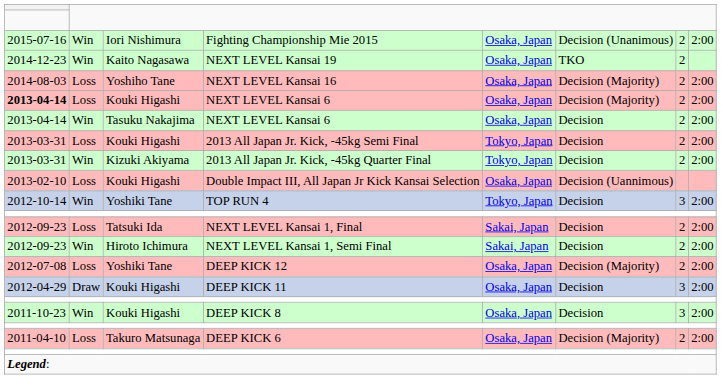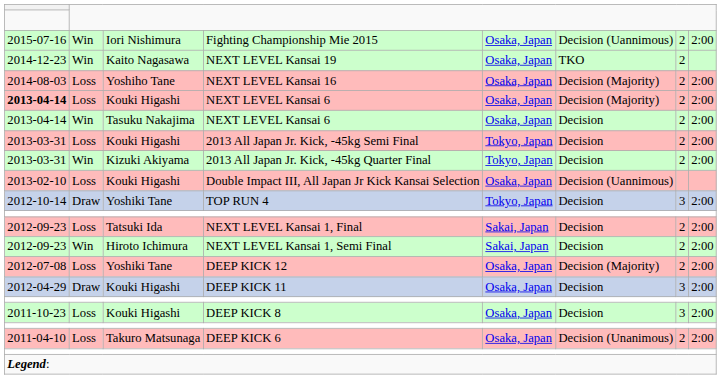(616, 40) Decision (Unanimous) -> (616, 40) Decision (Uannimous)
(83, 200) Win -> (86, 200) Draw
(83, 312) Win -> (84, 312) Loss
(609, 338) Decision (Majority) -> (616, 338) Decision (Unanimous)
